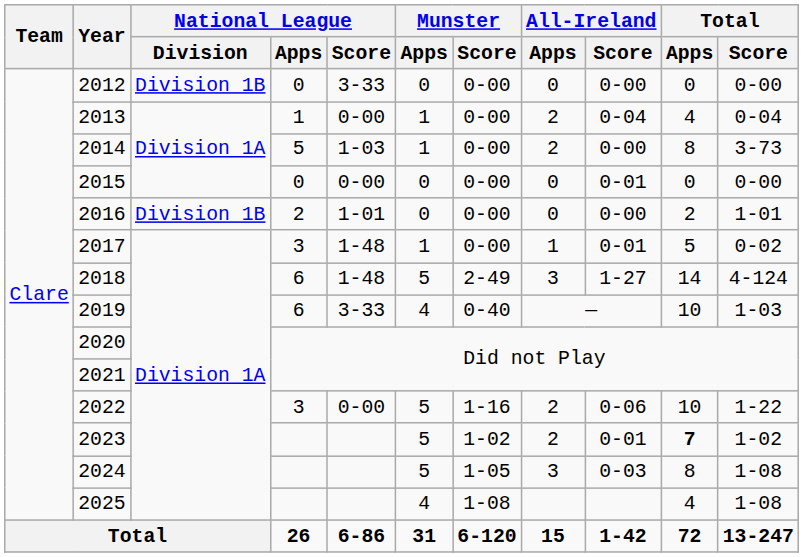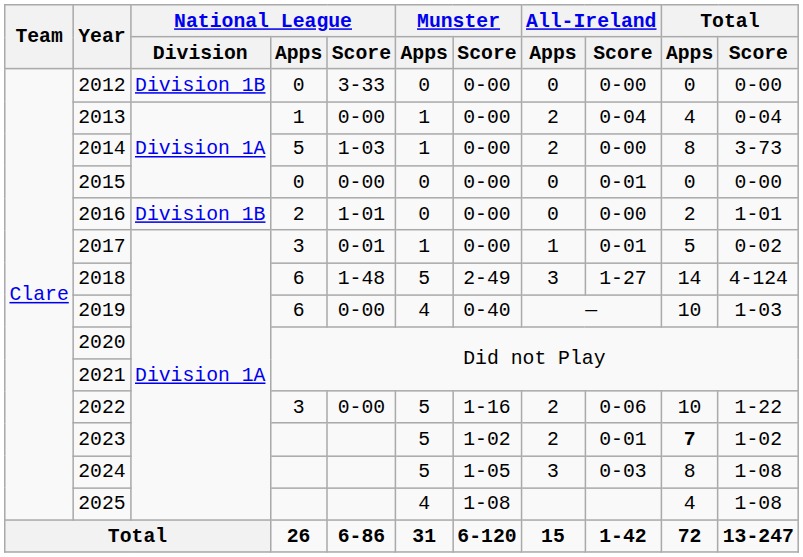(361, 246) 1-48 -> (361, 246) 0-01
(361, 311) 3-33 -> (361, 311) 0-00
